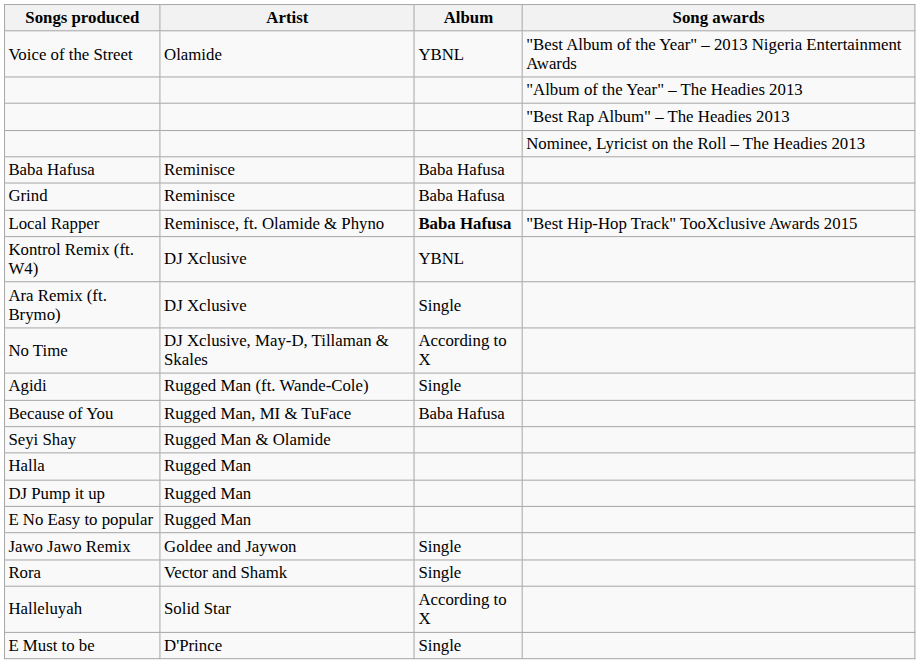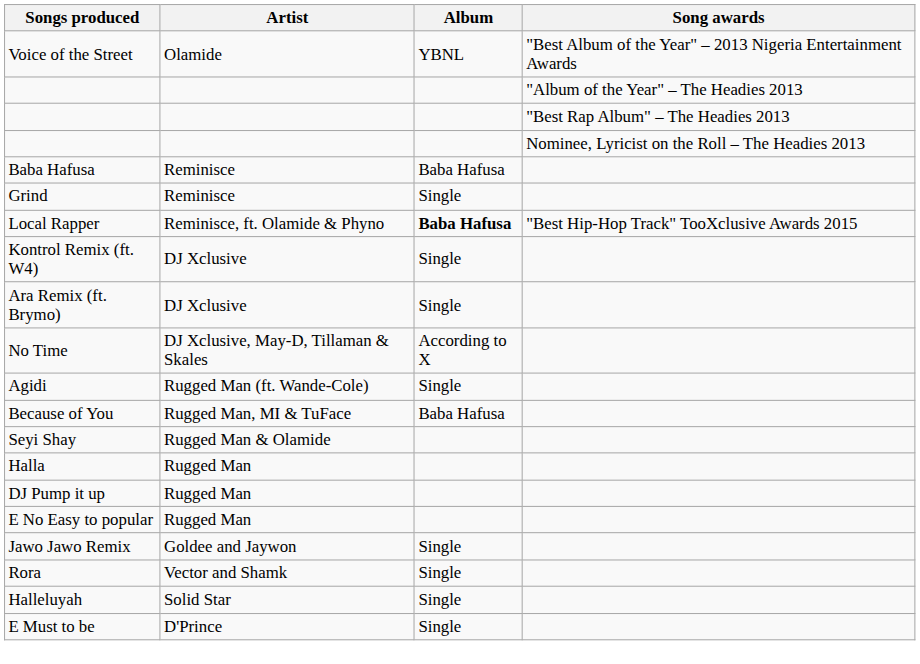(462, 196) Baba Hafusa -> (440, 196) Single
(441, 259) YBNL -> (440, 259) Single
(462, 609) According to X -> (440, 599) Single
